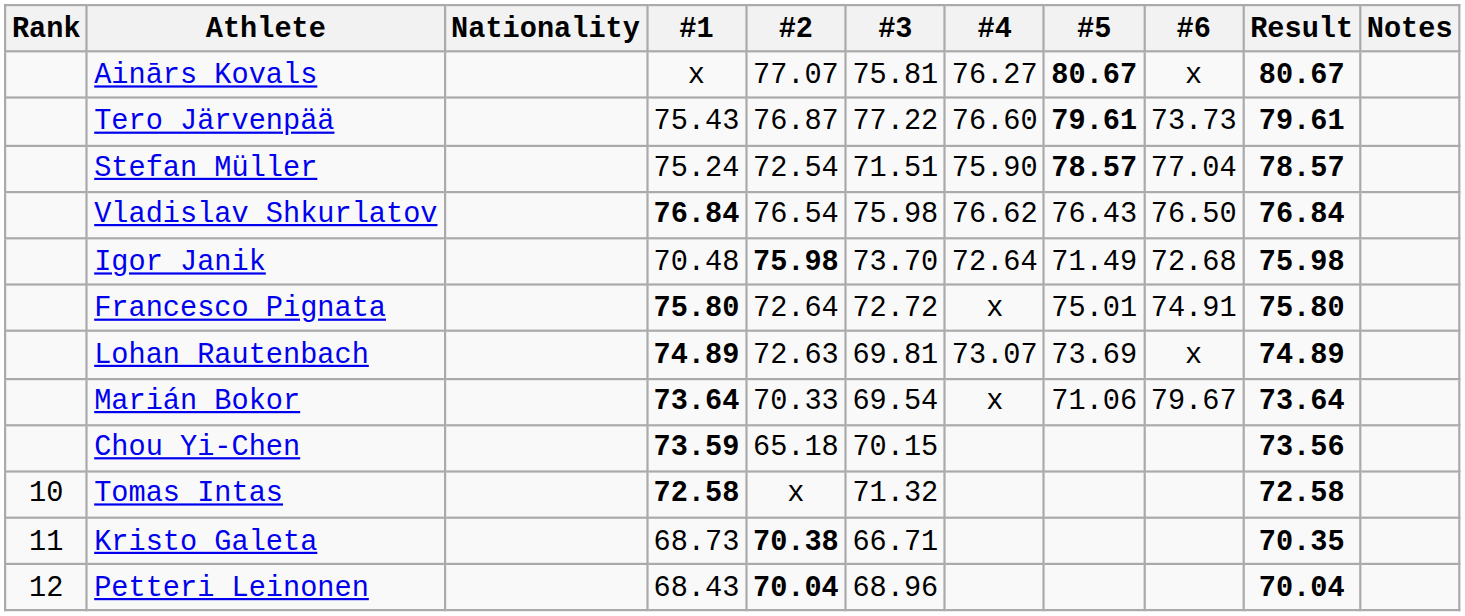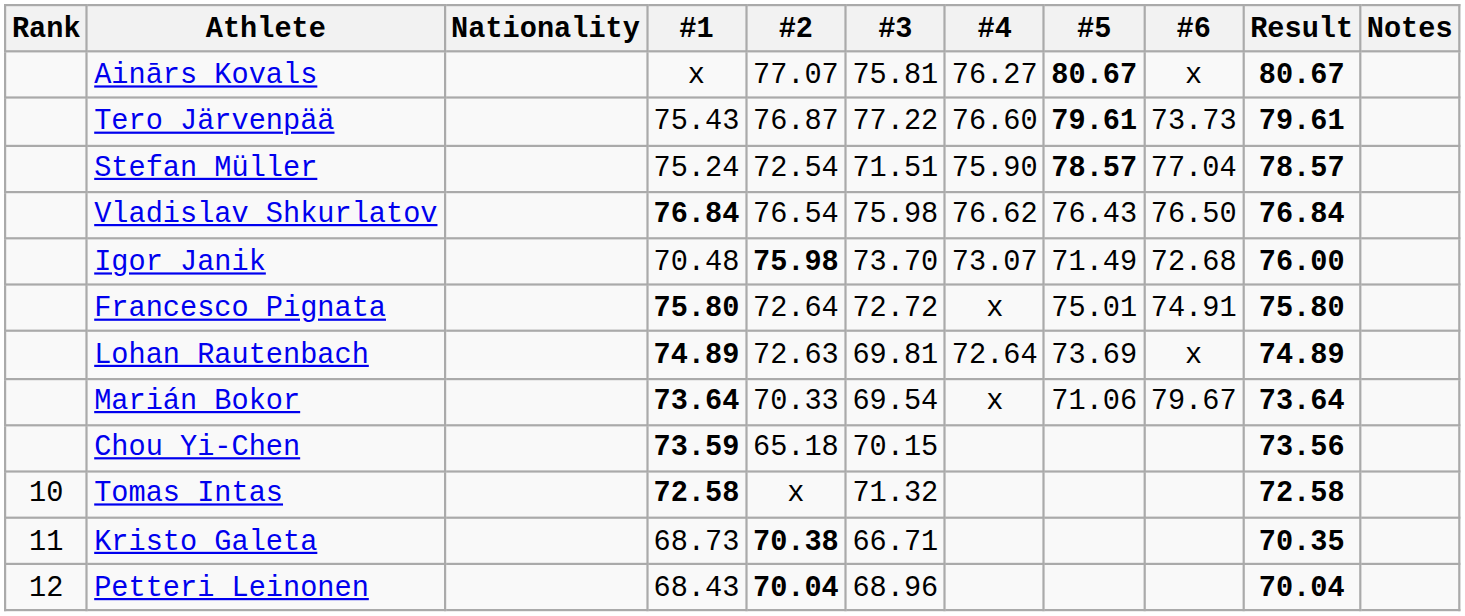(995, 261) 72.64 -> (995, 261) 73.07
(1302, 261) 75.98 -> (1302, 261) 76.00
(995, 355) 73.07 -> (995, 355) 72.64
